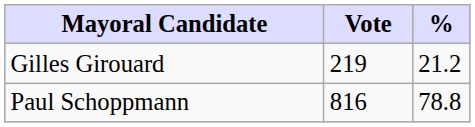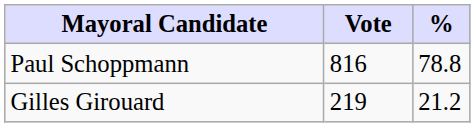rows swapped: (100, 102) <-> (87, 63)
